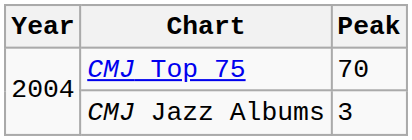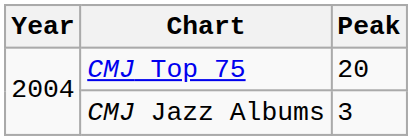(353, 70) 70 -> (353, 70) 20
